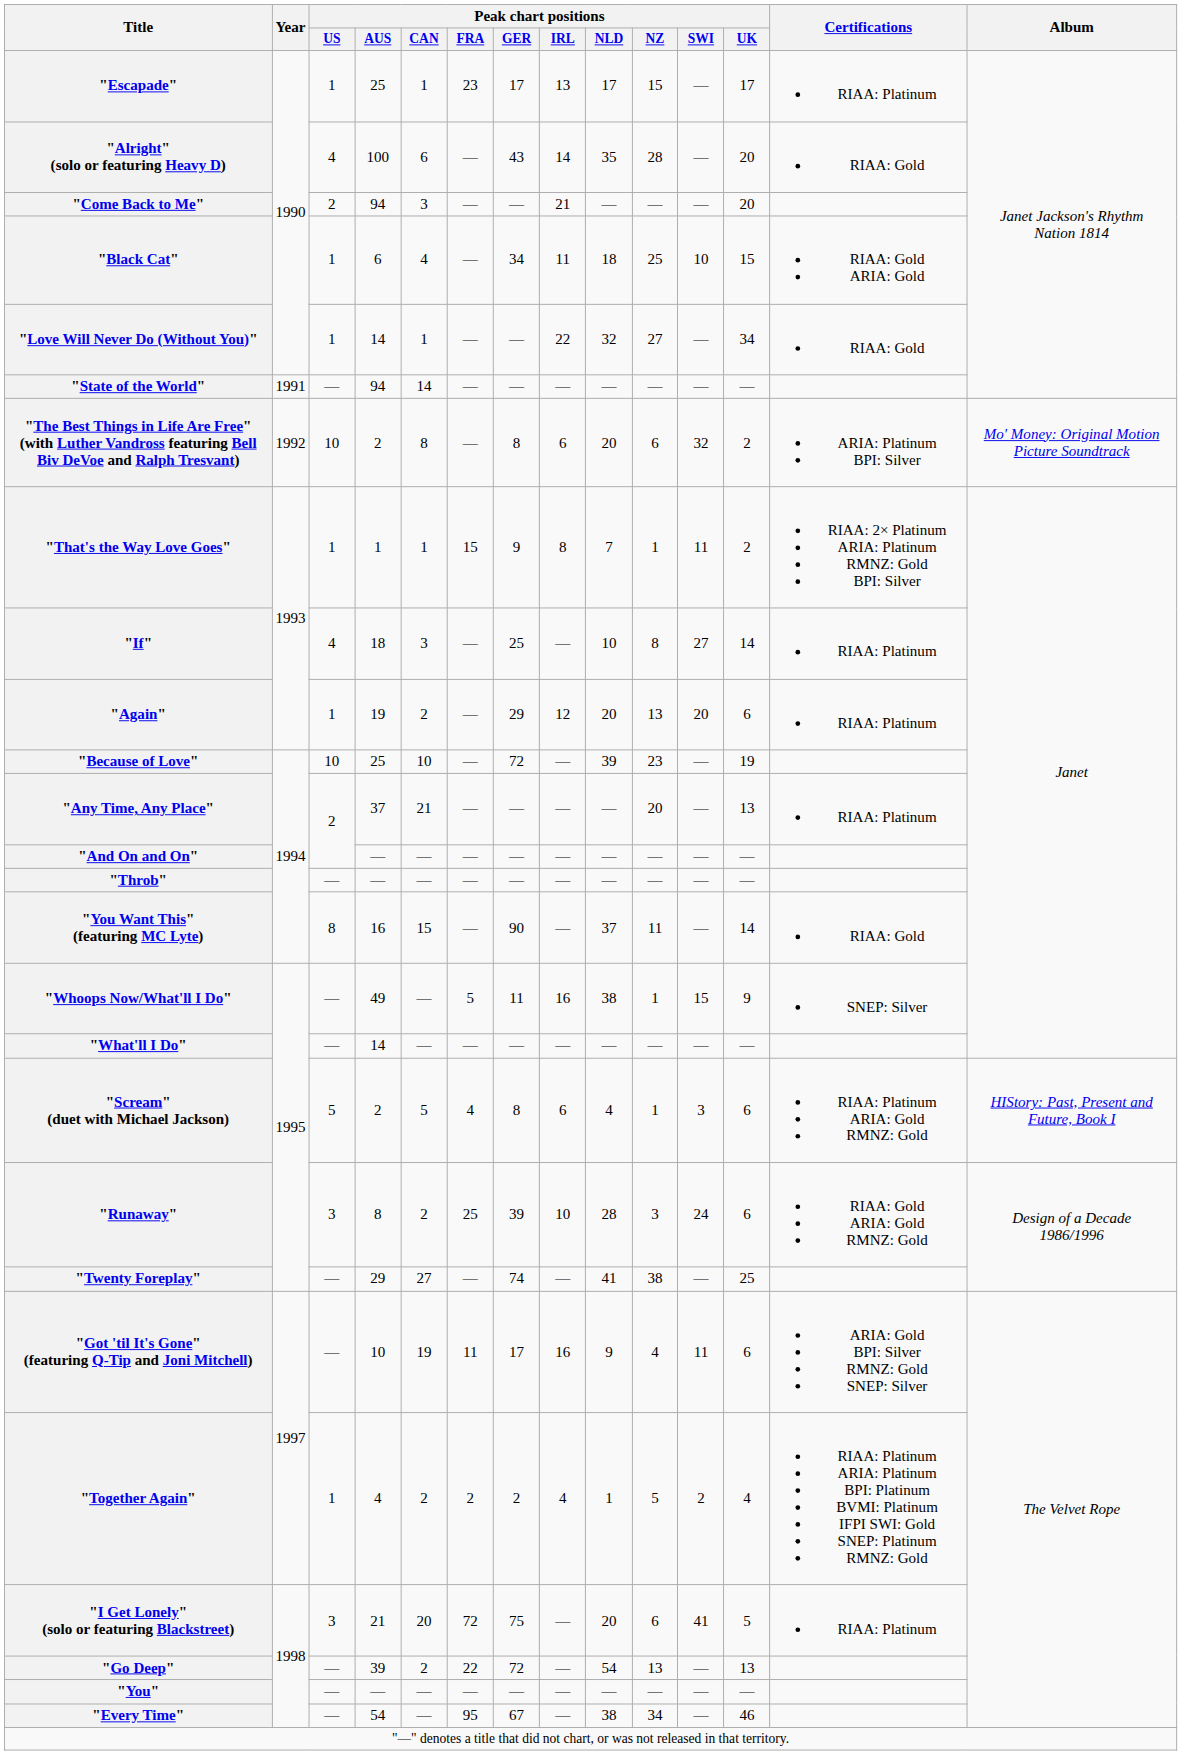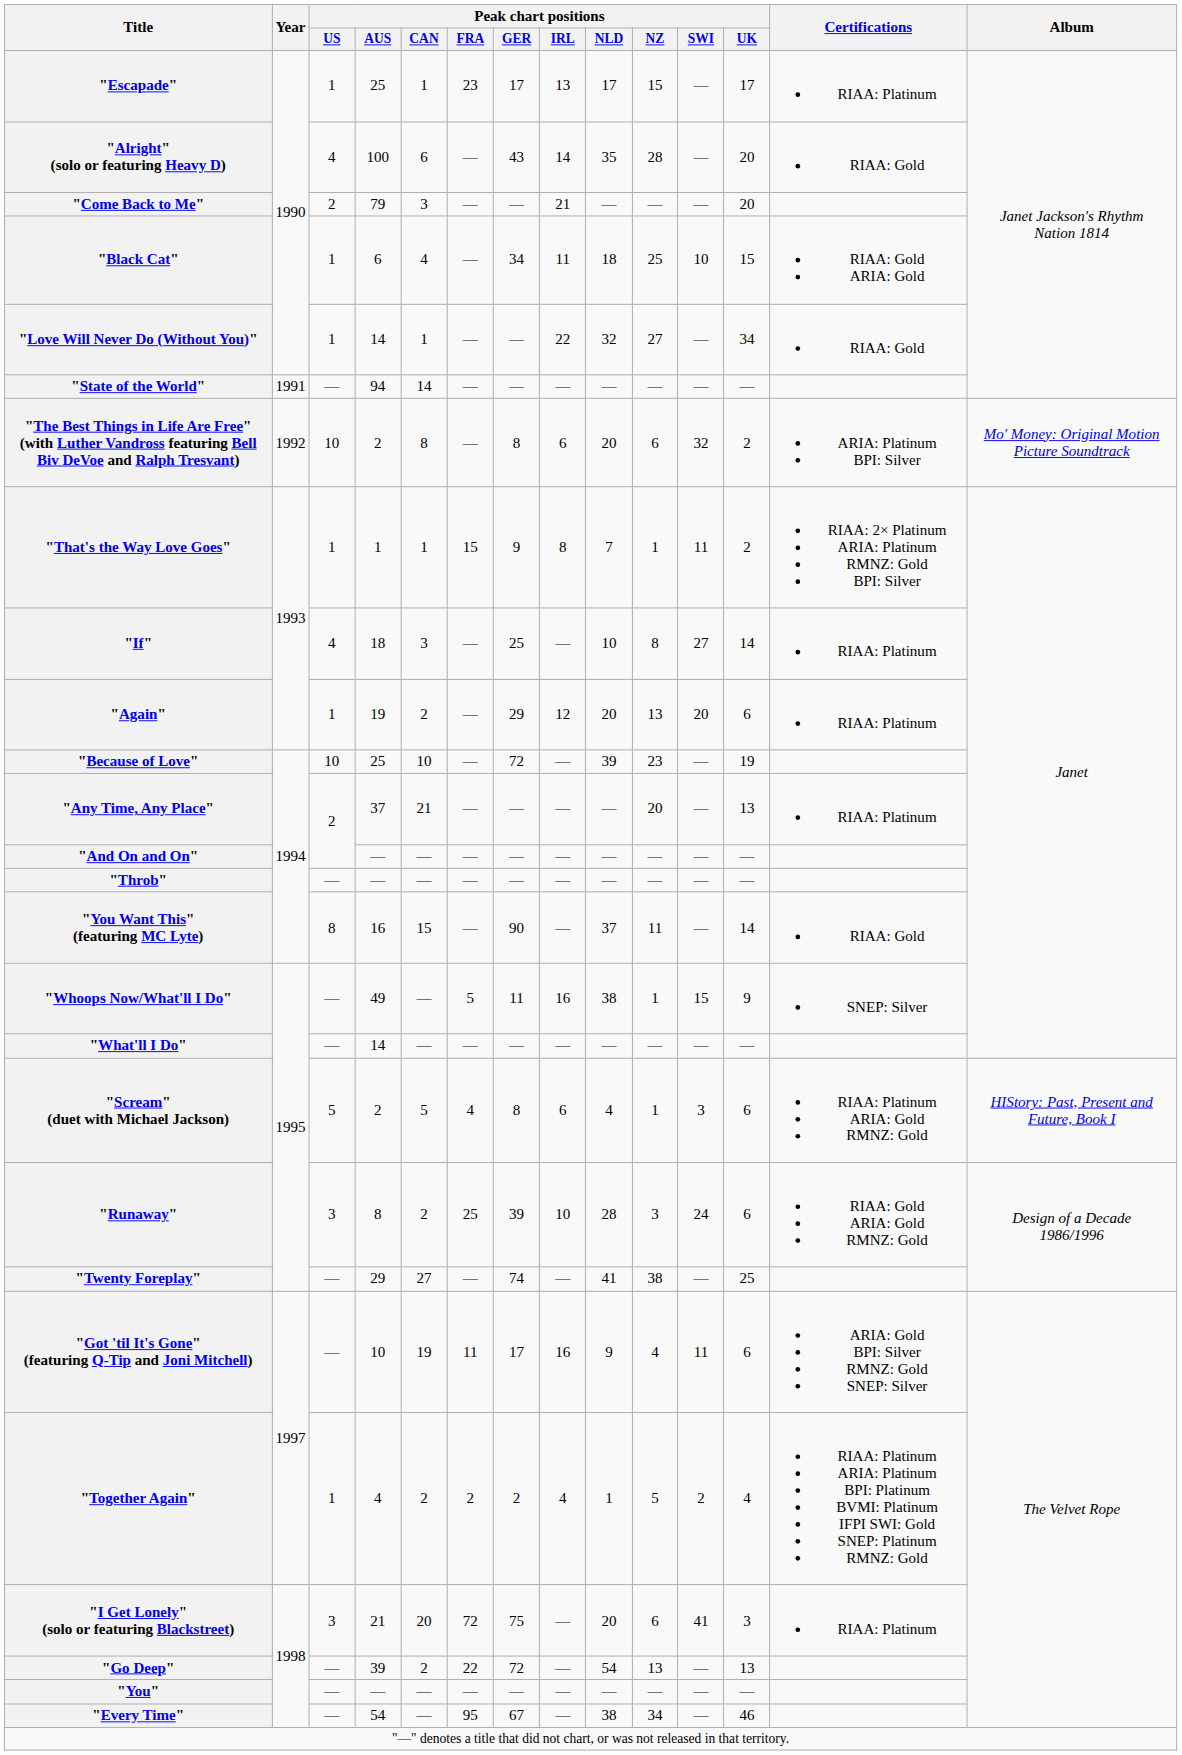(378, 204) 94 -> (378, 204) 79
(747, 1620) 5 -> (747, 1620) 3
